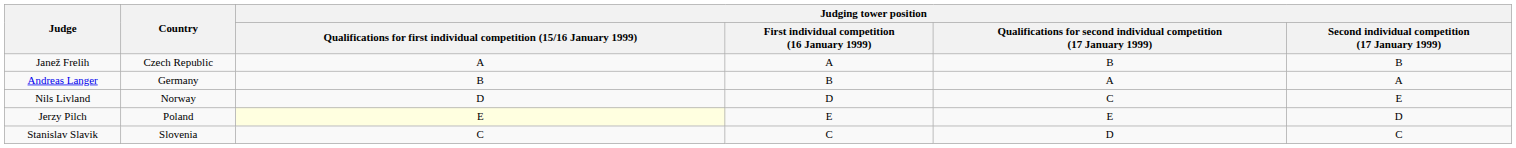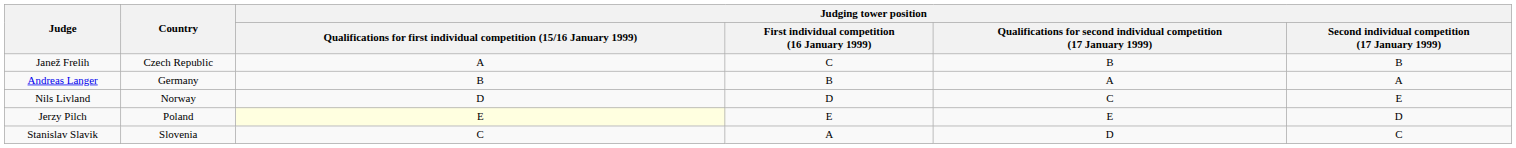(829, 62) A -> (829, 62) C
(829, 135) C -> (829, 135) A
